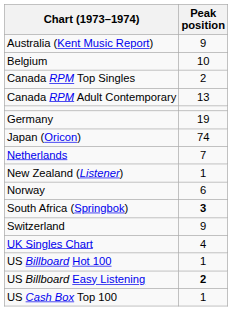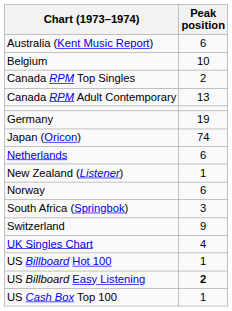(203, 43) 9 -> (203, 43) 6
(203, 155) 7 -> (203, 155) 6
(203, 208) bold -> (203, 208) normal
